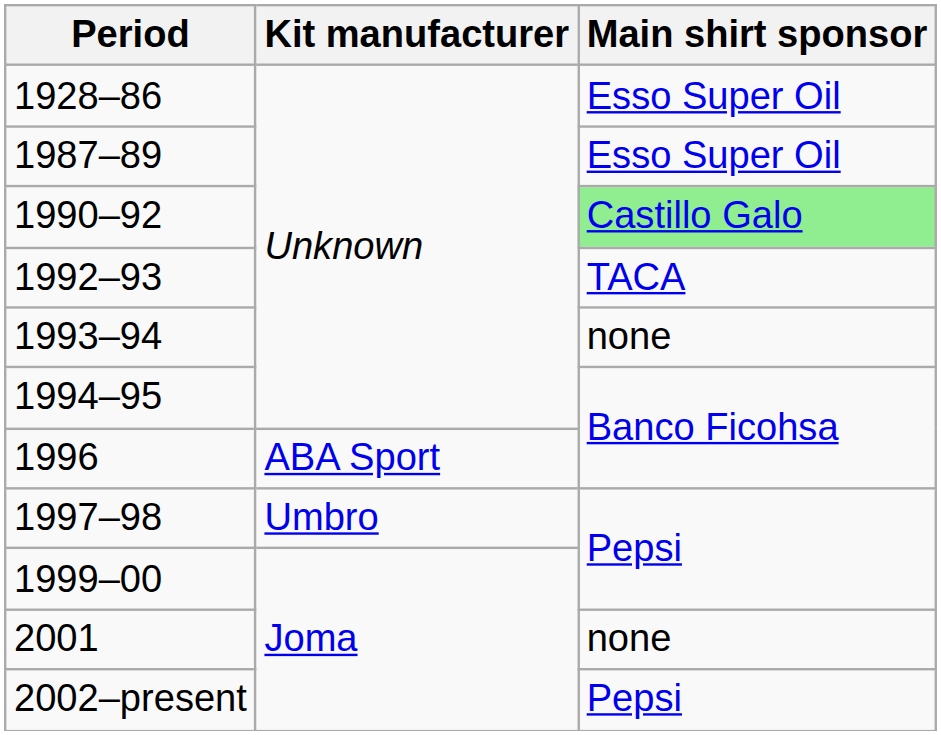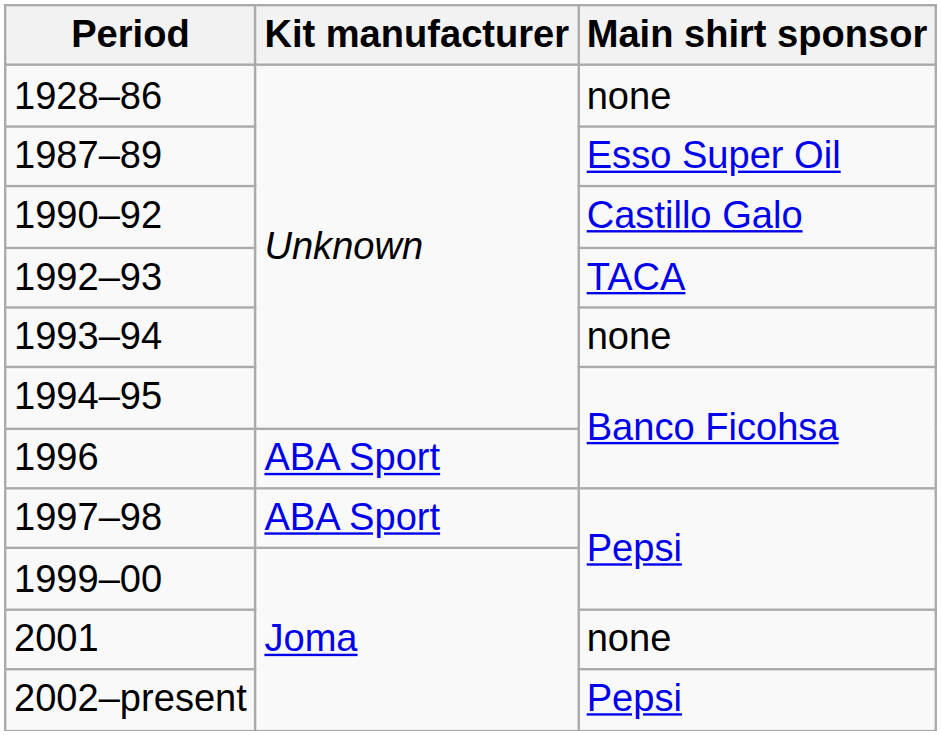(714, 95) Esso Super Oil -> (629, 95) none
(695, 215) lightgreen background -> (695, 215) no background
(322, 517) Umbro -> (352, 517) ABA Sport
